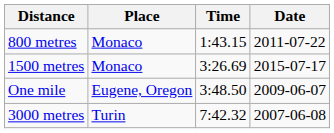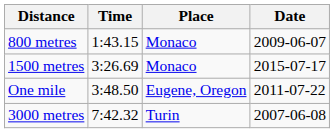columns swapped: (223, 16) <-> (142, 16)
(290, 41) 2011-07-22 -> (290, 41) 2009-06-07
(290, 90) 2009-06-07 -> (290, 90) 2011-07-22
